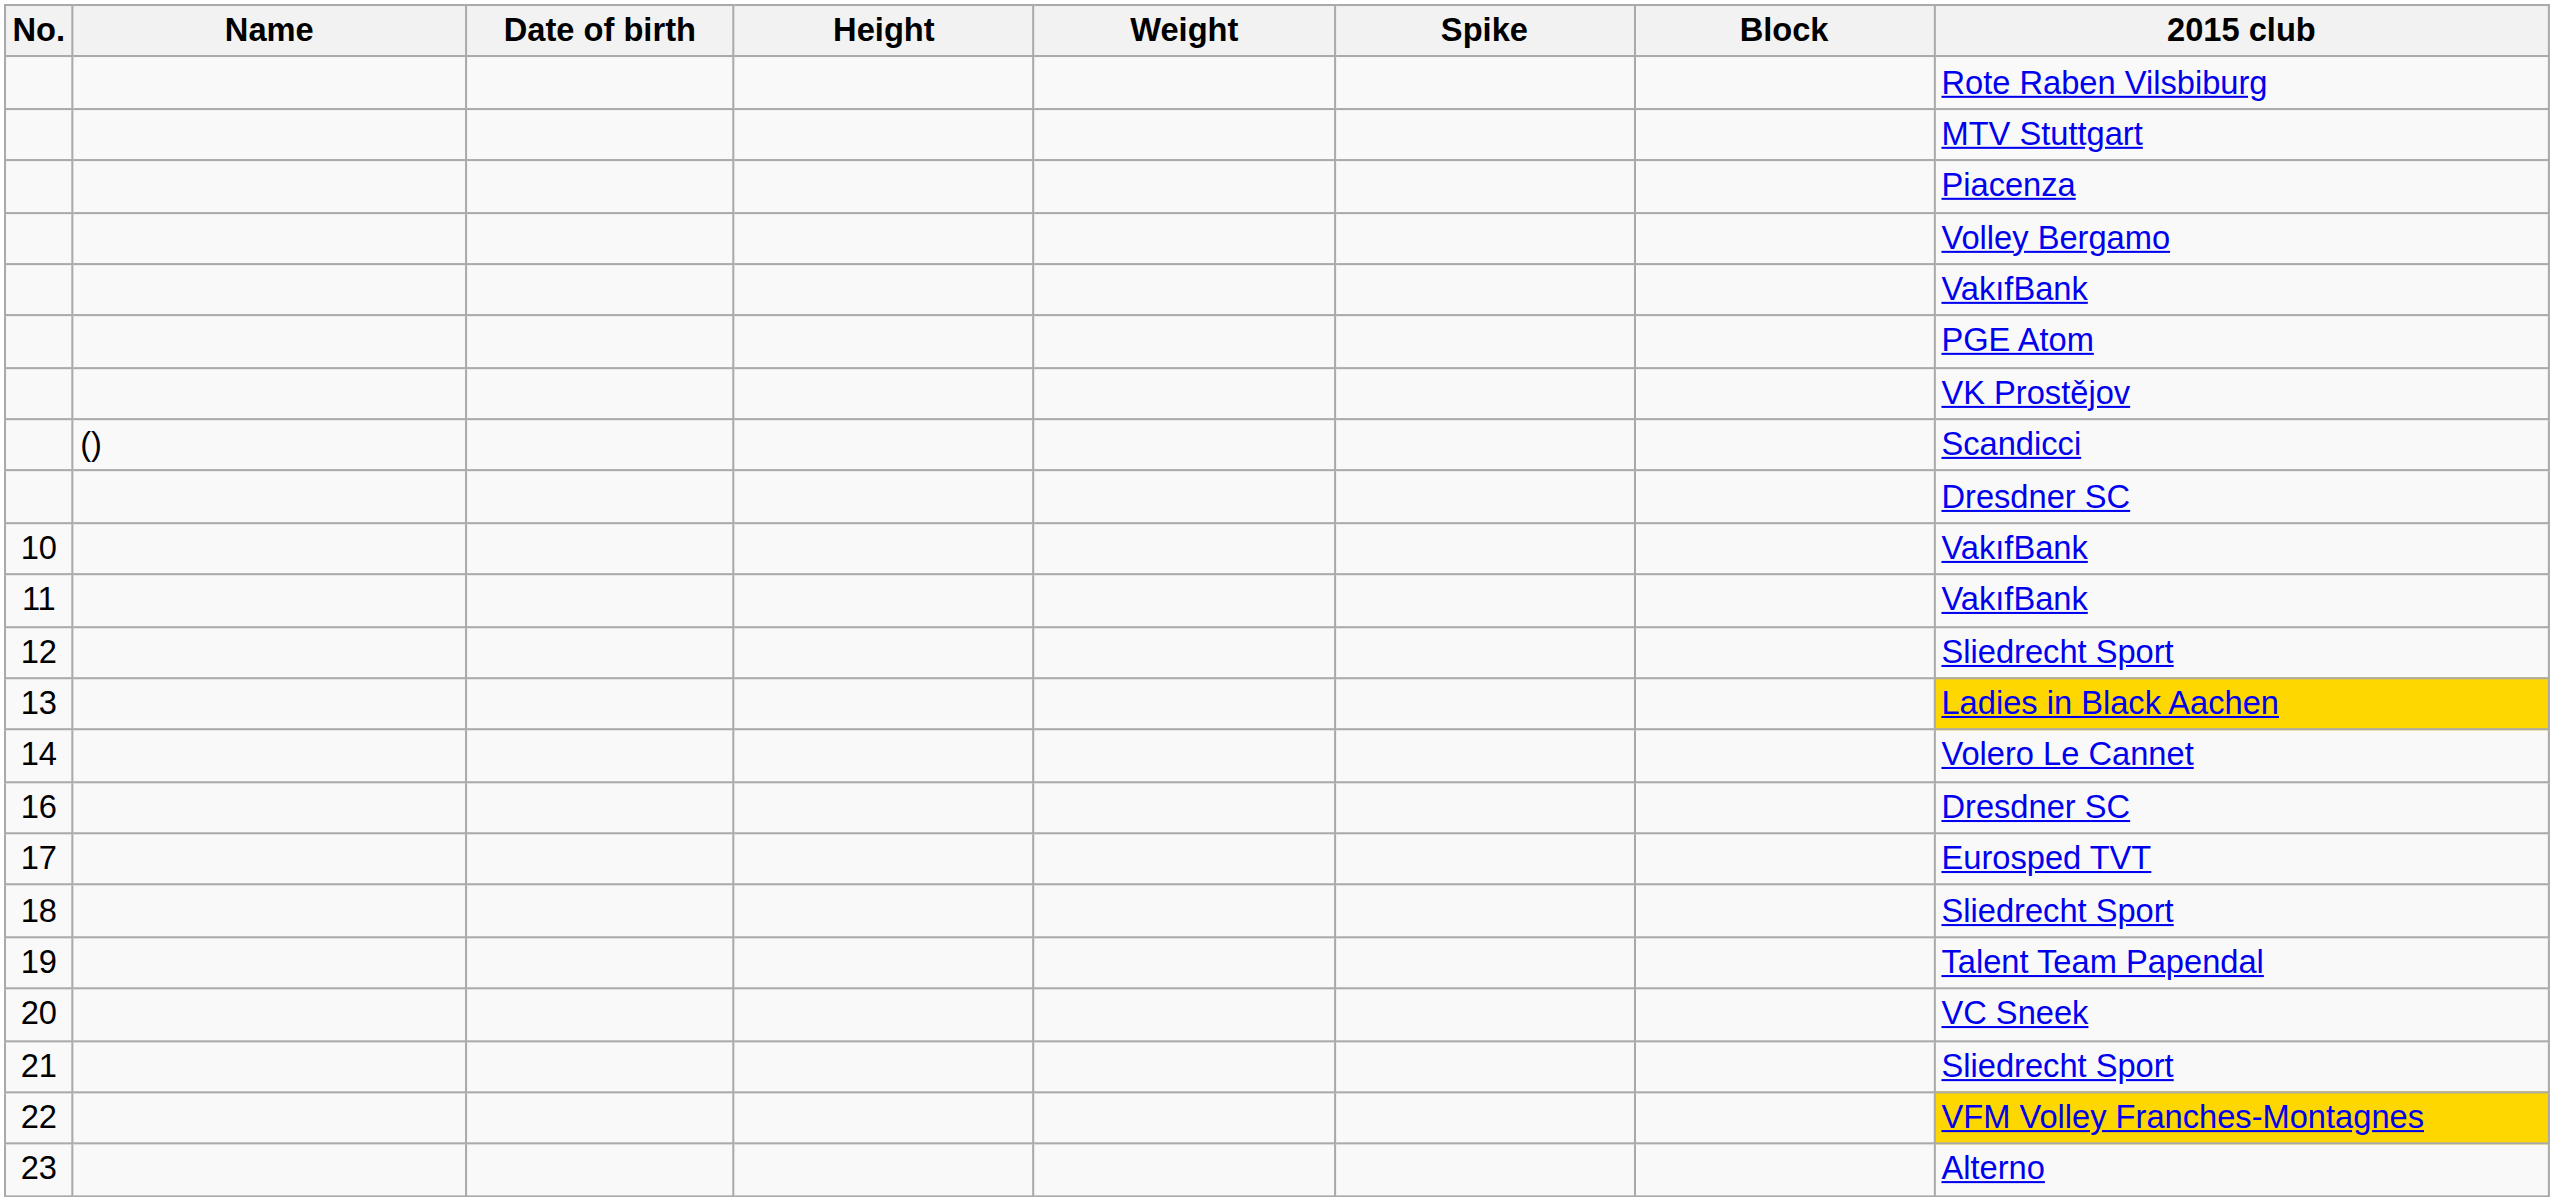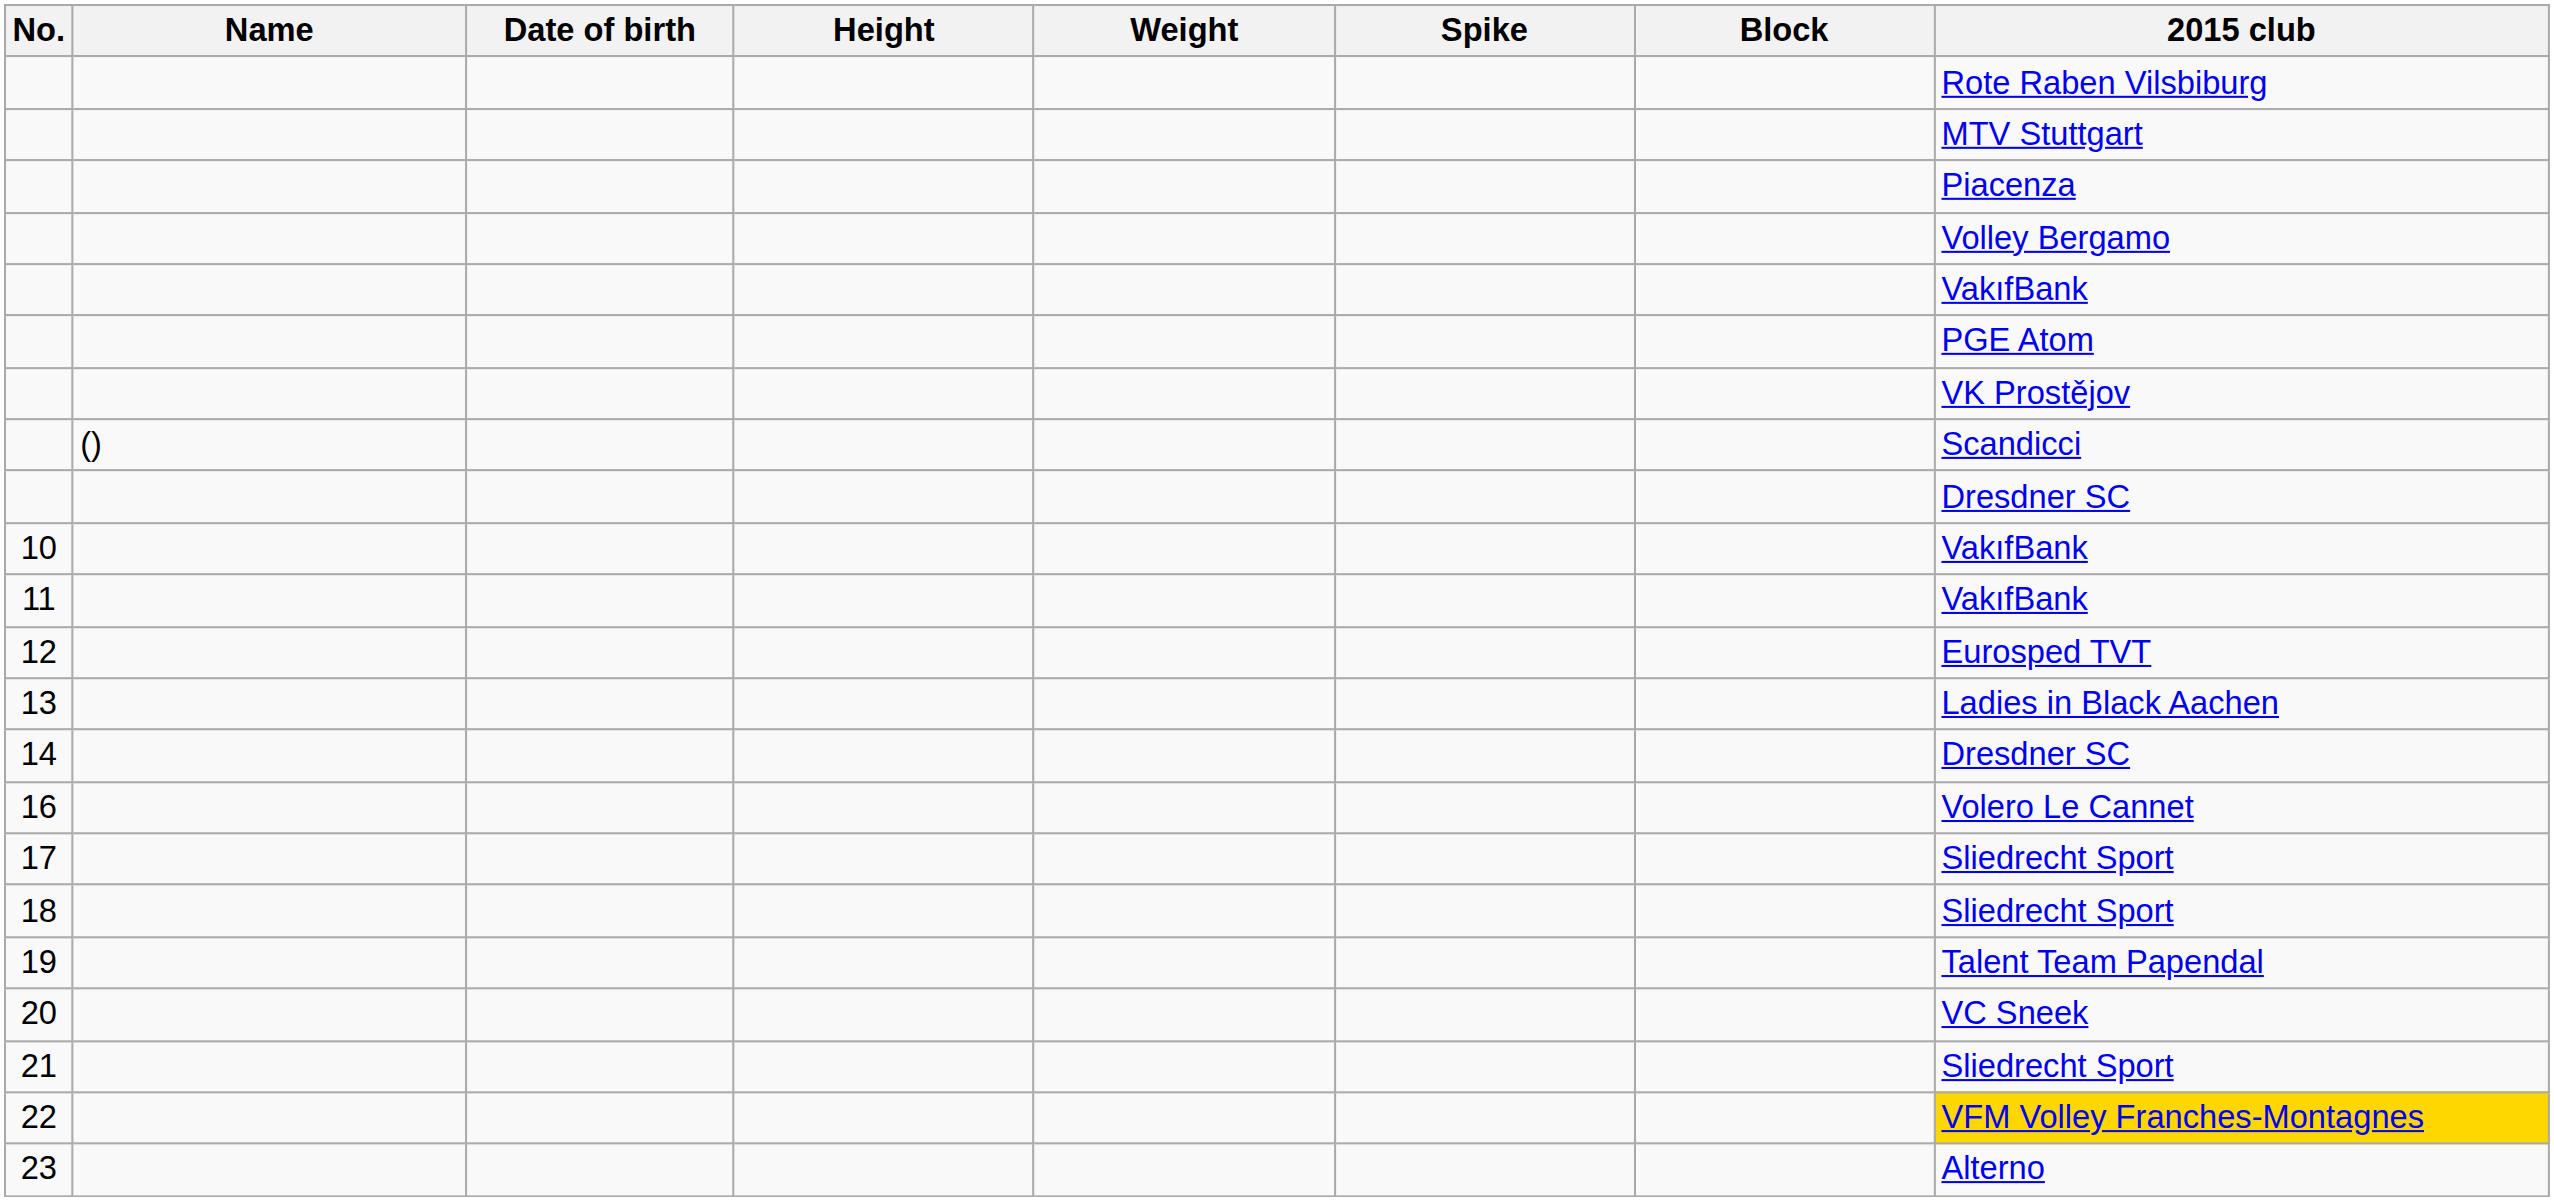(2058, 651) Sliedrecht Sport -> (2046, 651) Eurosped TVT
(2110, 703) gold background -> (2110, 703) no background
(2068, 755) Volero Le Cannet -> (2036, 755) Dresdner SC
(2036, 806) Dresdner SC -> (2068, 806) Volero Le Cannet
(2046, 858) Eurosped TVT -> (2058, 858) Sliedrecht Sport
